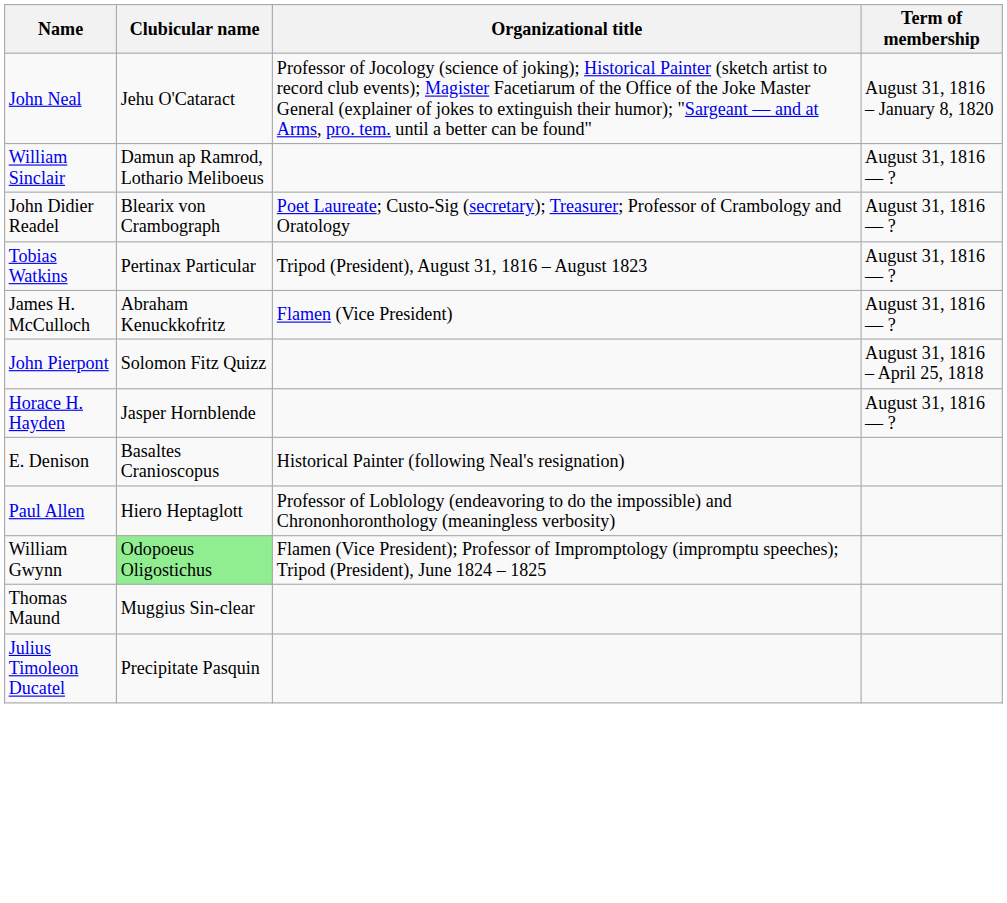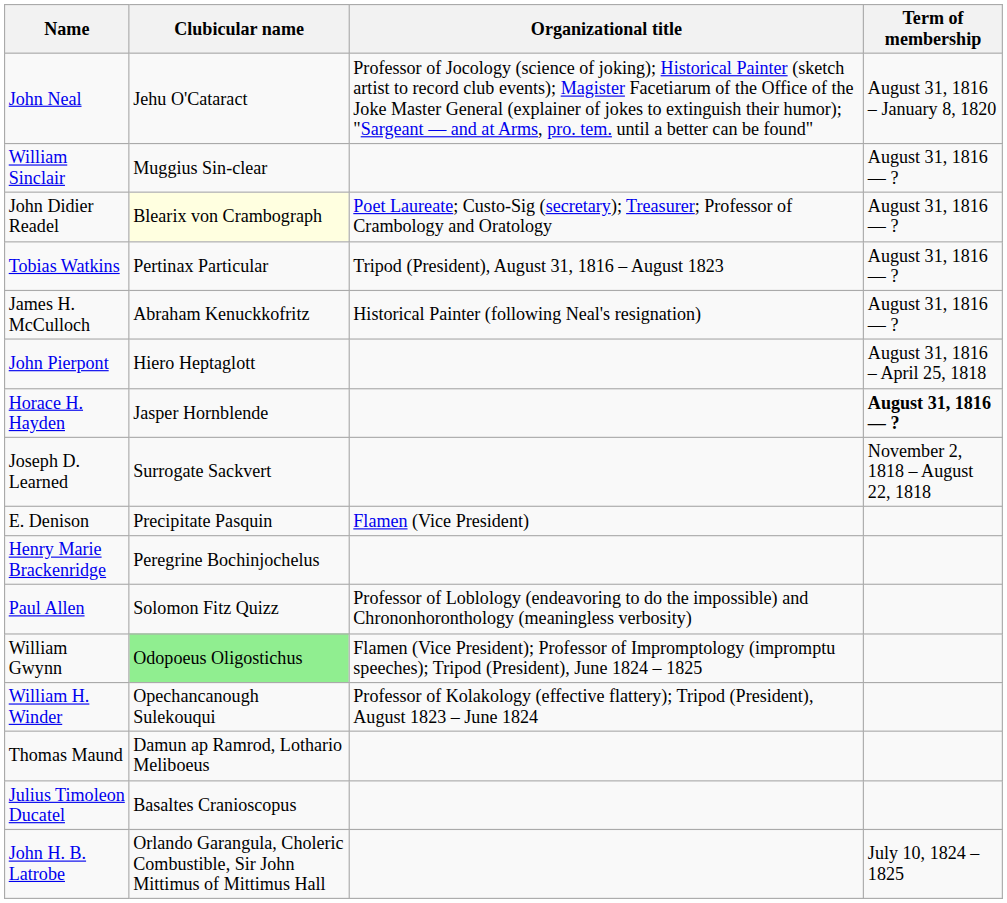(192, 167) Damun ap Ramrod, Lothario Meliboeus -> (200, 167) Muggius Sin-clear
(170, 216) no background -> (228, 216) lightyellow background
(365, 314) Flamen (Vice President) -> (527, 314) Historical Painter (following Neal's resignation)
(194, 363) Solomon Fitz Quizz -> (194, 363) Hiero Heptaglott
(925, 412) normal -> (929, 412) bold
+ row: (44, 471)
(170, 461) Basaltes Cranioscopus -> (203, 520) Precipitate Pasquin
(451, 461) Historical Painter (following Neal's resignation) -> (441, 520) Flamen (Vice President)
+ row: (57, 559)
(182, 510) Hiero Heptaglott -> (206, 608) Solomon Fitz Quizz
+ row: (49, 706)
(188, 608) Muggius Sin-clear -> (238, 755) Damun ap Ramrod, Lothario Meliboeus
(190, 668) Precipitate Pasquin -> (215, 804) Basaltes Cranioscopus
+ row: (47, 864)
